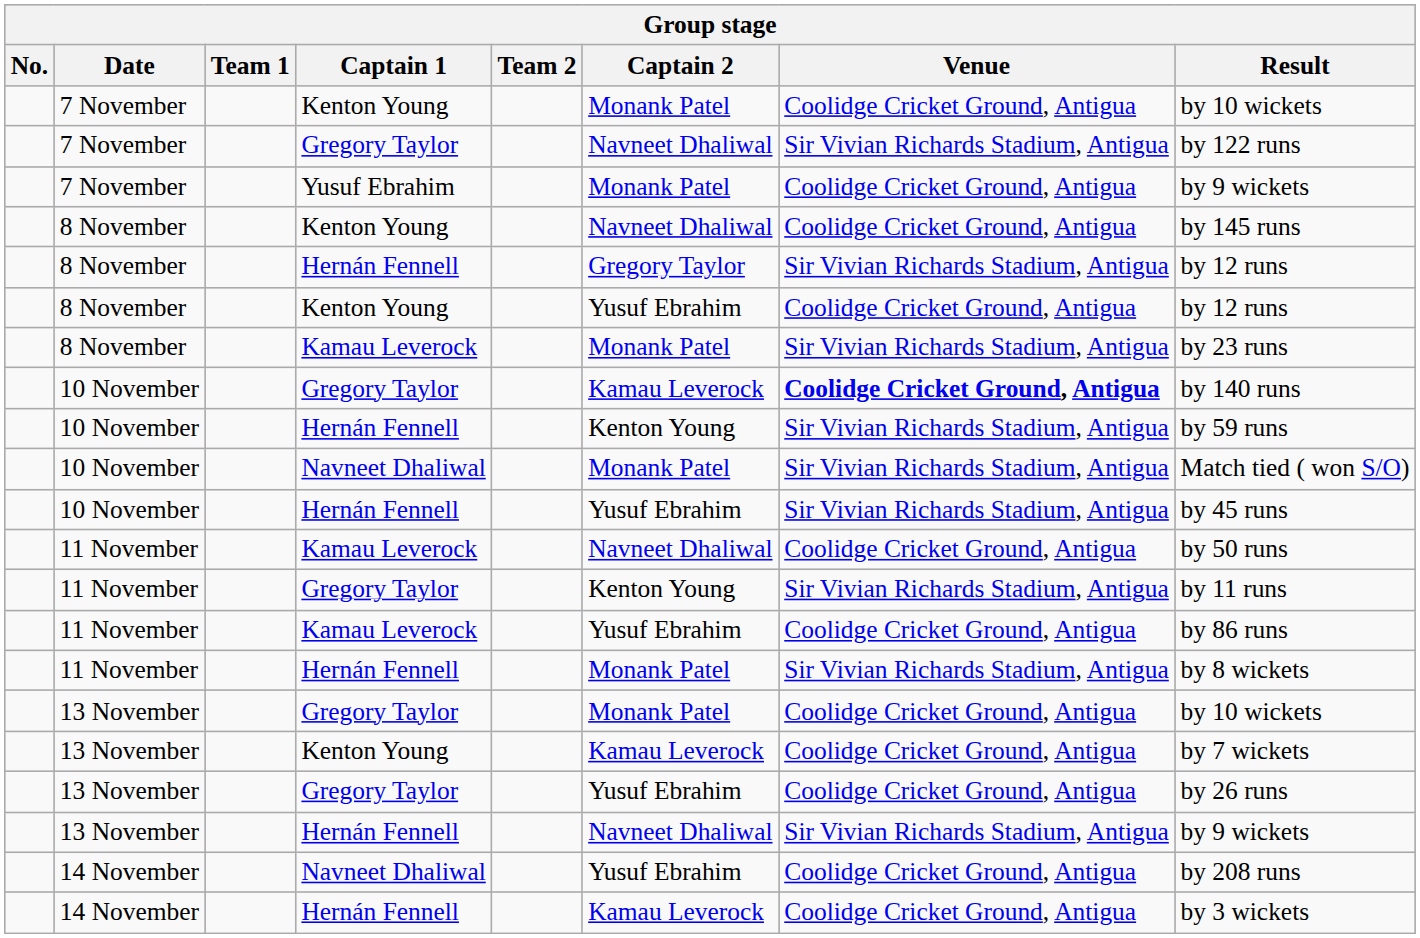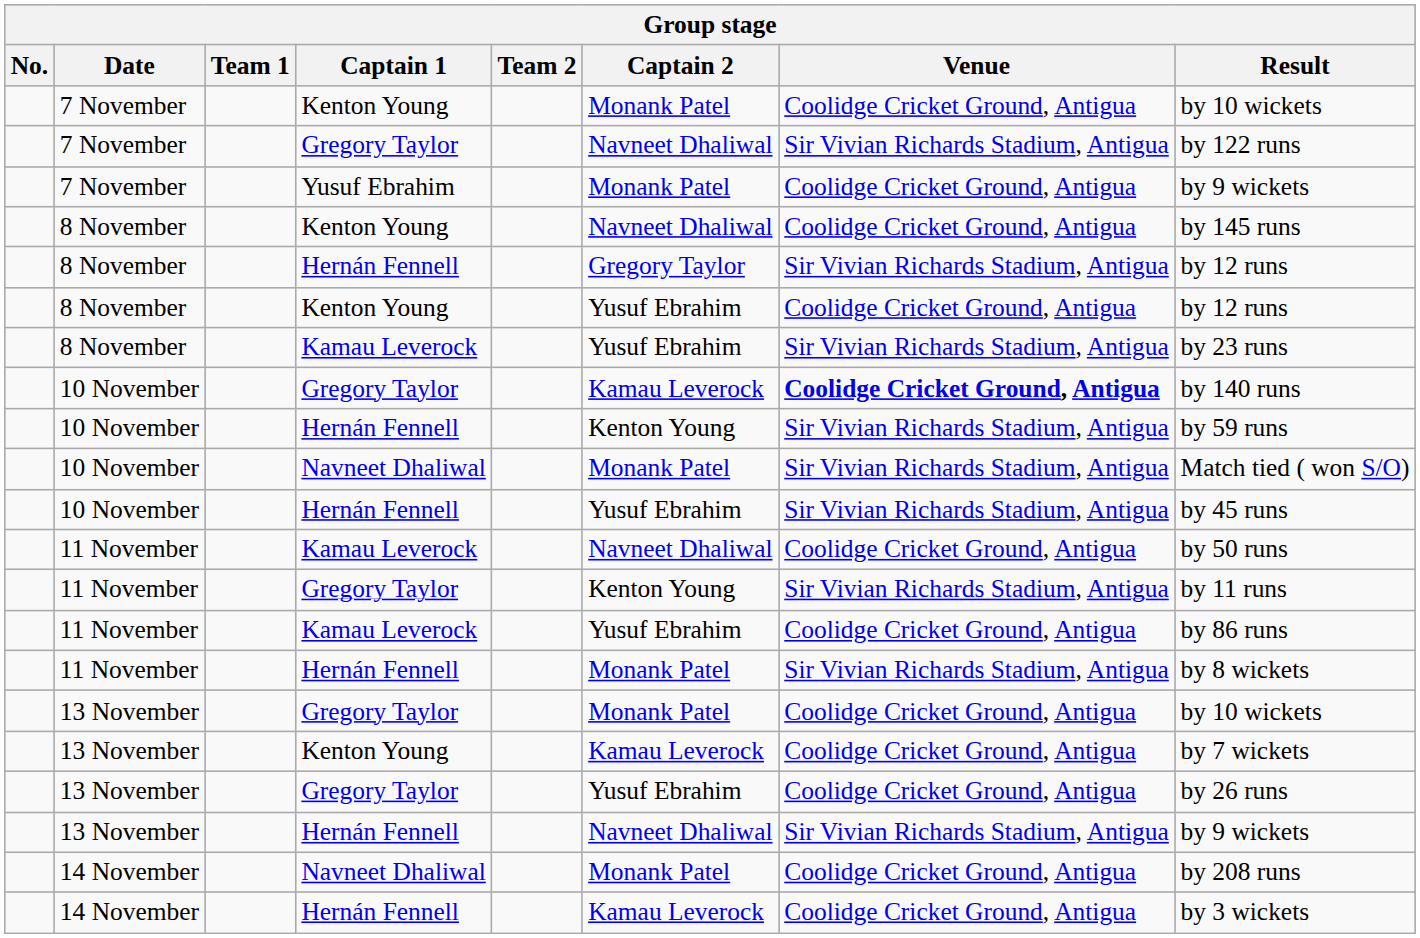(659, 347) Monank Patel -> (665, 347) Yusuf Ebrahim
(665, 871) Yusuf Ebrahim -> (659, 871) Monank Patel
